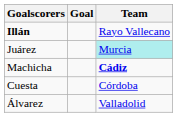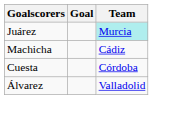- row: (18, 31)
(113, 67) bold -> (112, 49) normal
